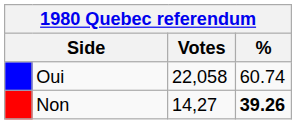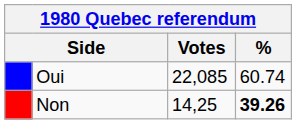(200, 76) 22,058 -> (200, 76) 22,085
(195, 105) 14,27 -> (195, 105) 14,25
